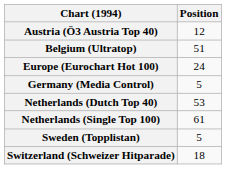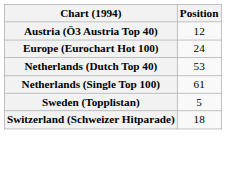- row: (91, 48)
- row: (91, 84)
